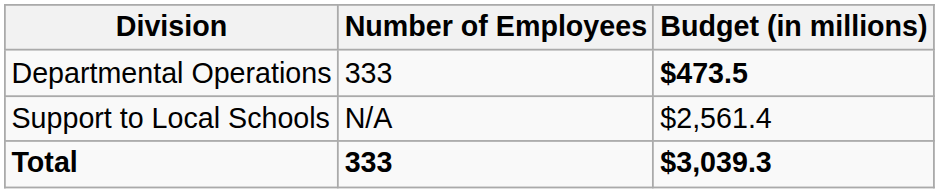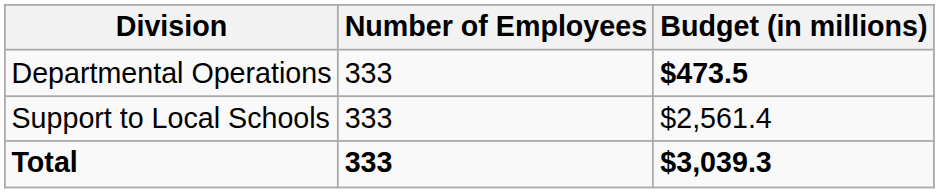(369, 118) N/A -> (369, 118) 333
